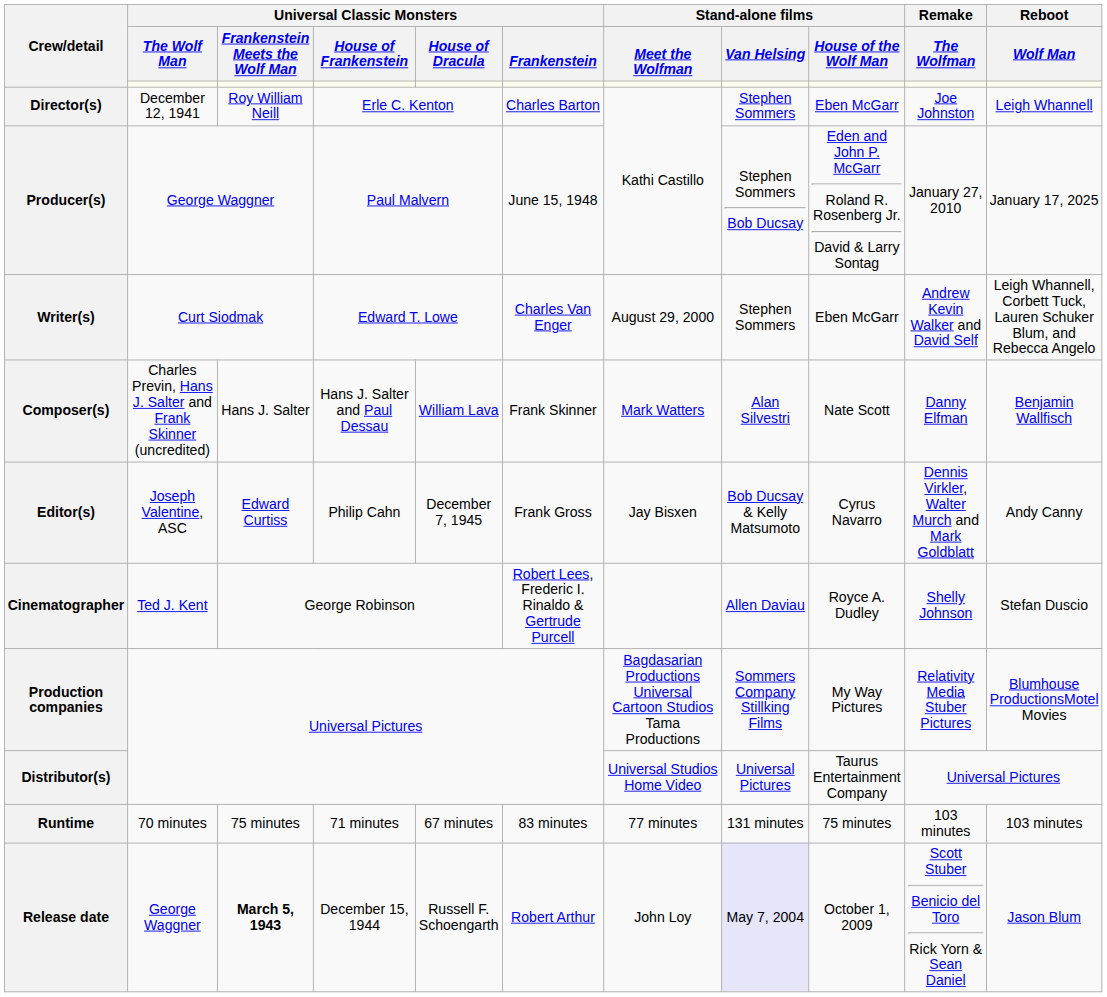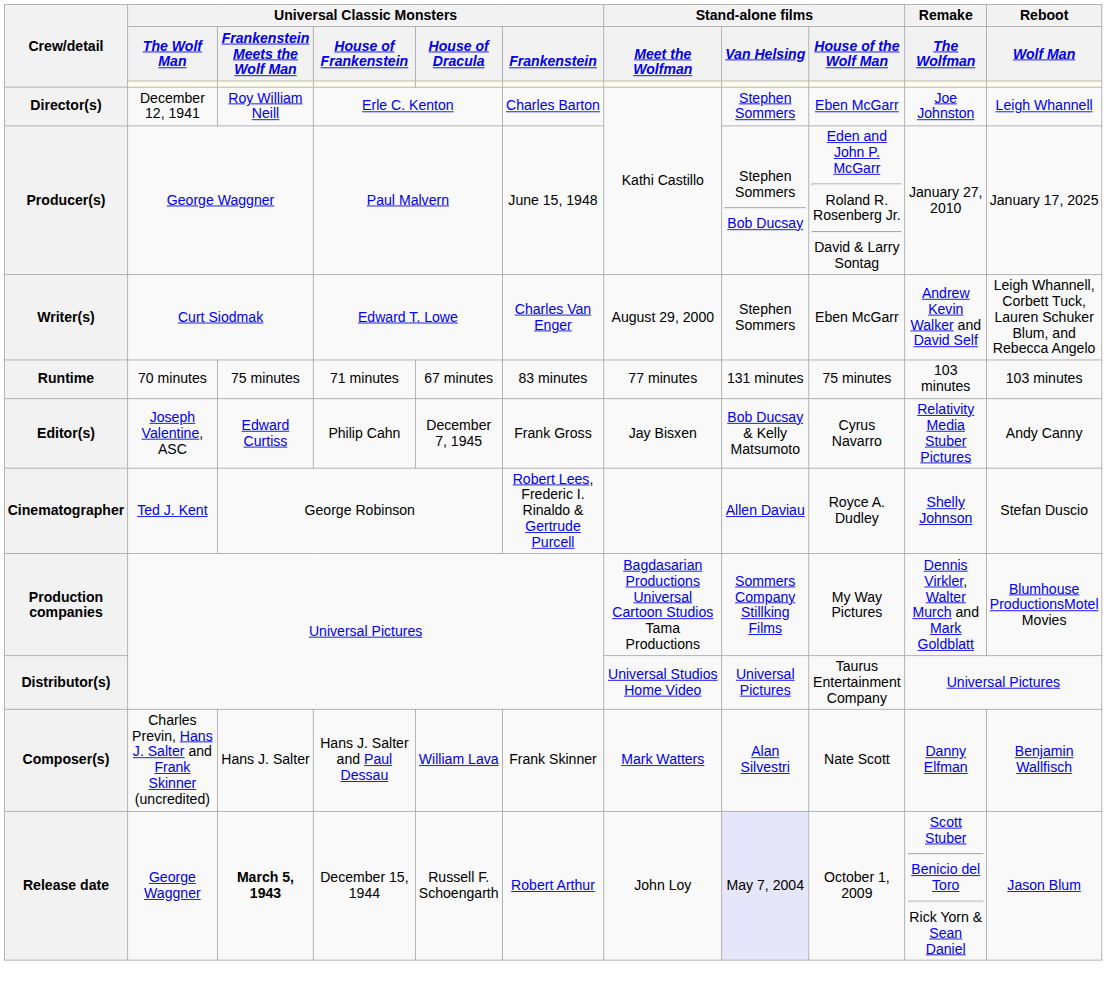rows swapped: (66, 411) <-> (66, 823)
(946, 512) Dennis Virkler, Walter Murch and Mark Goldblatt -> (946, 433) Relativity Media Stuber Pictures
(946, 699) Relativity Media Stuber Pictures -> (946, 604) Dennis Virkler, Walter Murch and Mark Goldblatt
